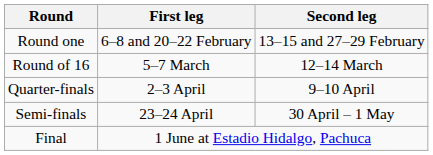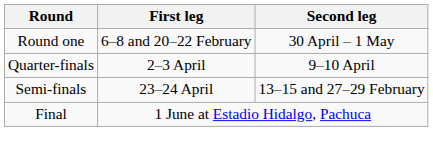(342, 41) 13–15 and 27–29 February -> (342, 41) 30 April – 1 May
- row: (51, 65)
(342, 114) 30 April – 1 May -> (342, 89) 13–15 and 27–29 February
